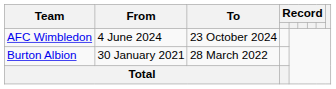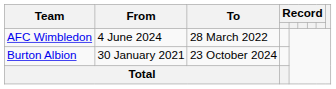(233, 37) 23 October 2024 -> (229, 37) 28 March 2022
(229, 56) 28 March 2022 -> (233, 56) 23 October 2024
